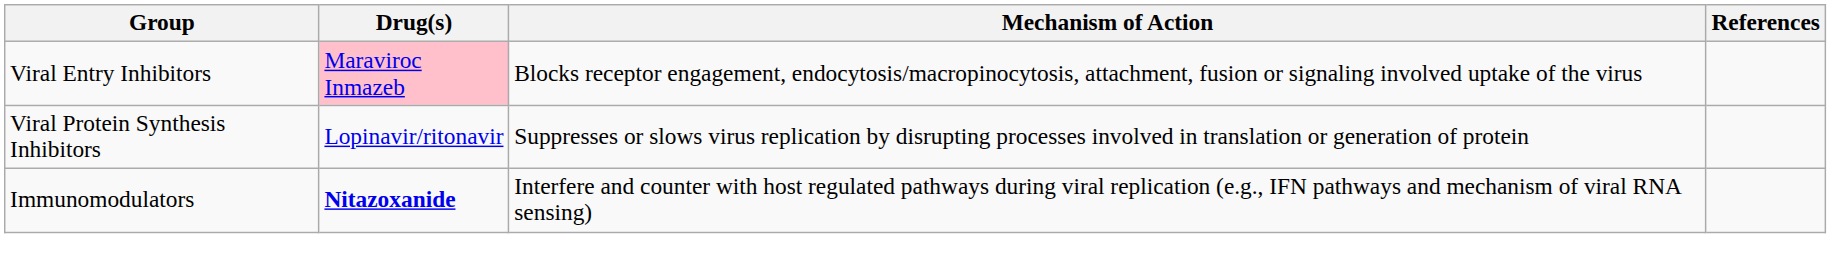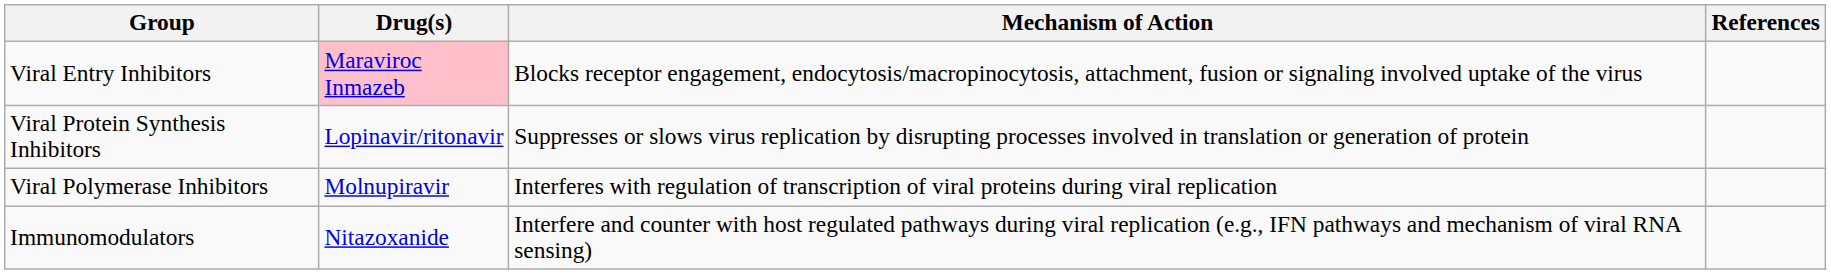+ row: (139, 186)
(390, 199) bold -> (387, 236) normal
